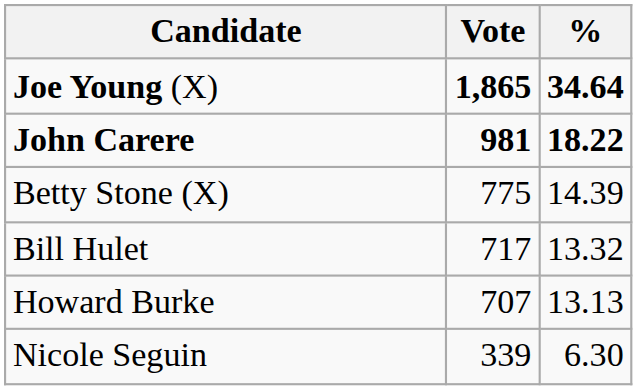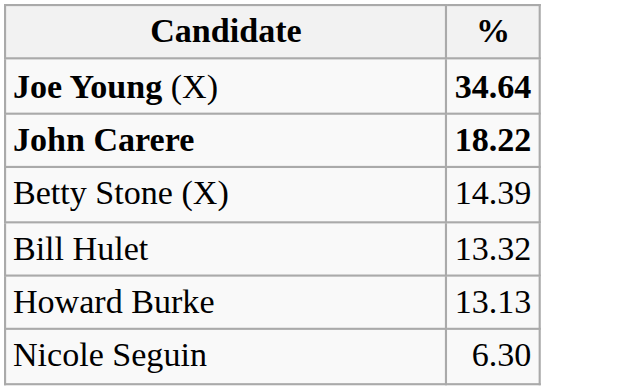- column: (493, 31)
